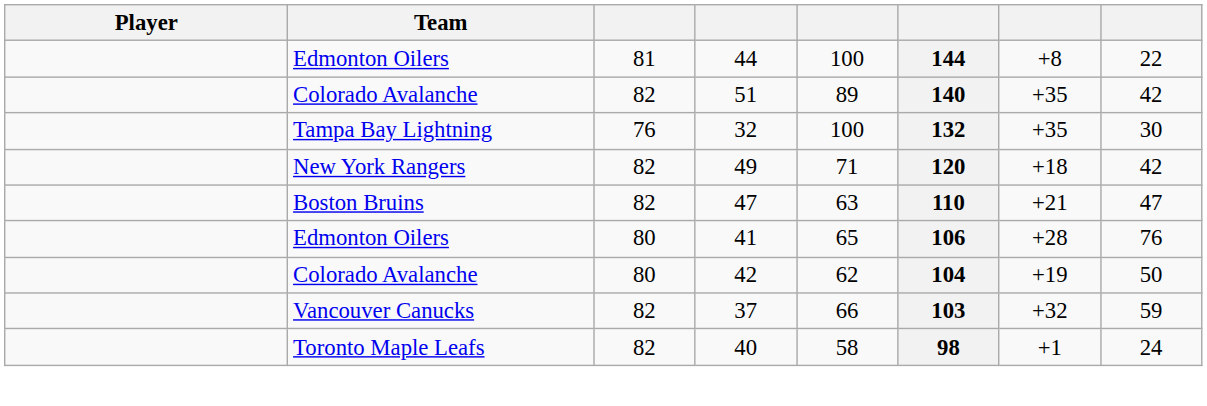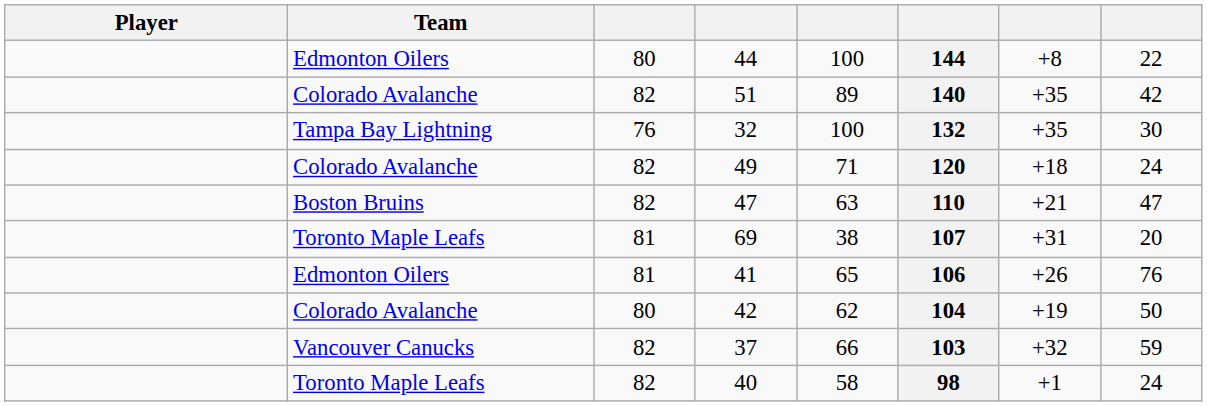(644, 58) 81 -> (644, 58) 80
(379, 166) New York Rangers -> (385, 166) Colorado Avalanche
(1151, 166) 42 -> (1151, 166) 24
+ row: (746, 238)
(644, 238) 80 -> (644, 274) 81
(1050, 238) +28 -> (1050, 274) +26
